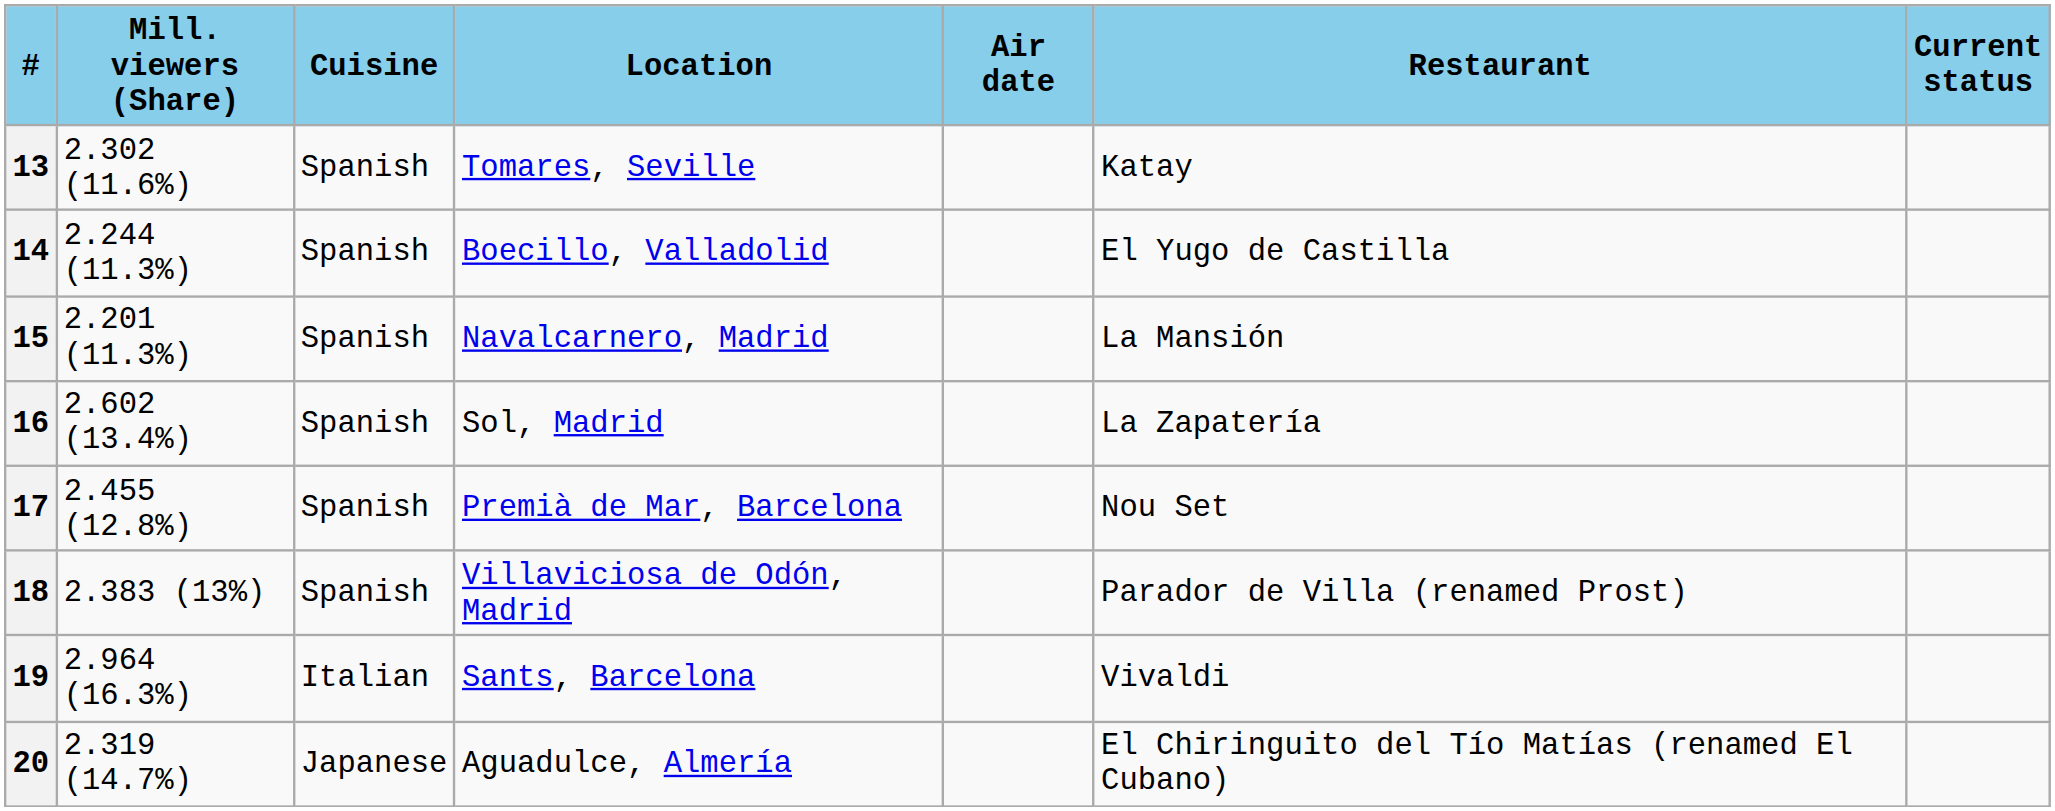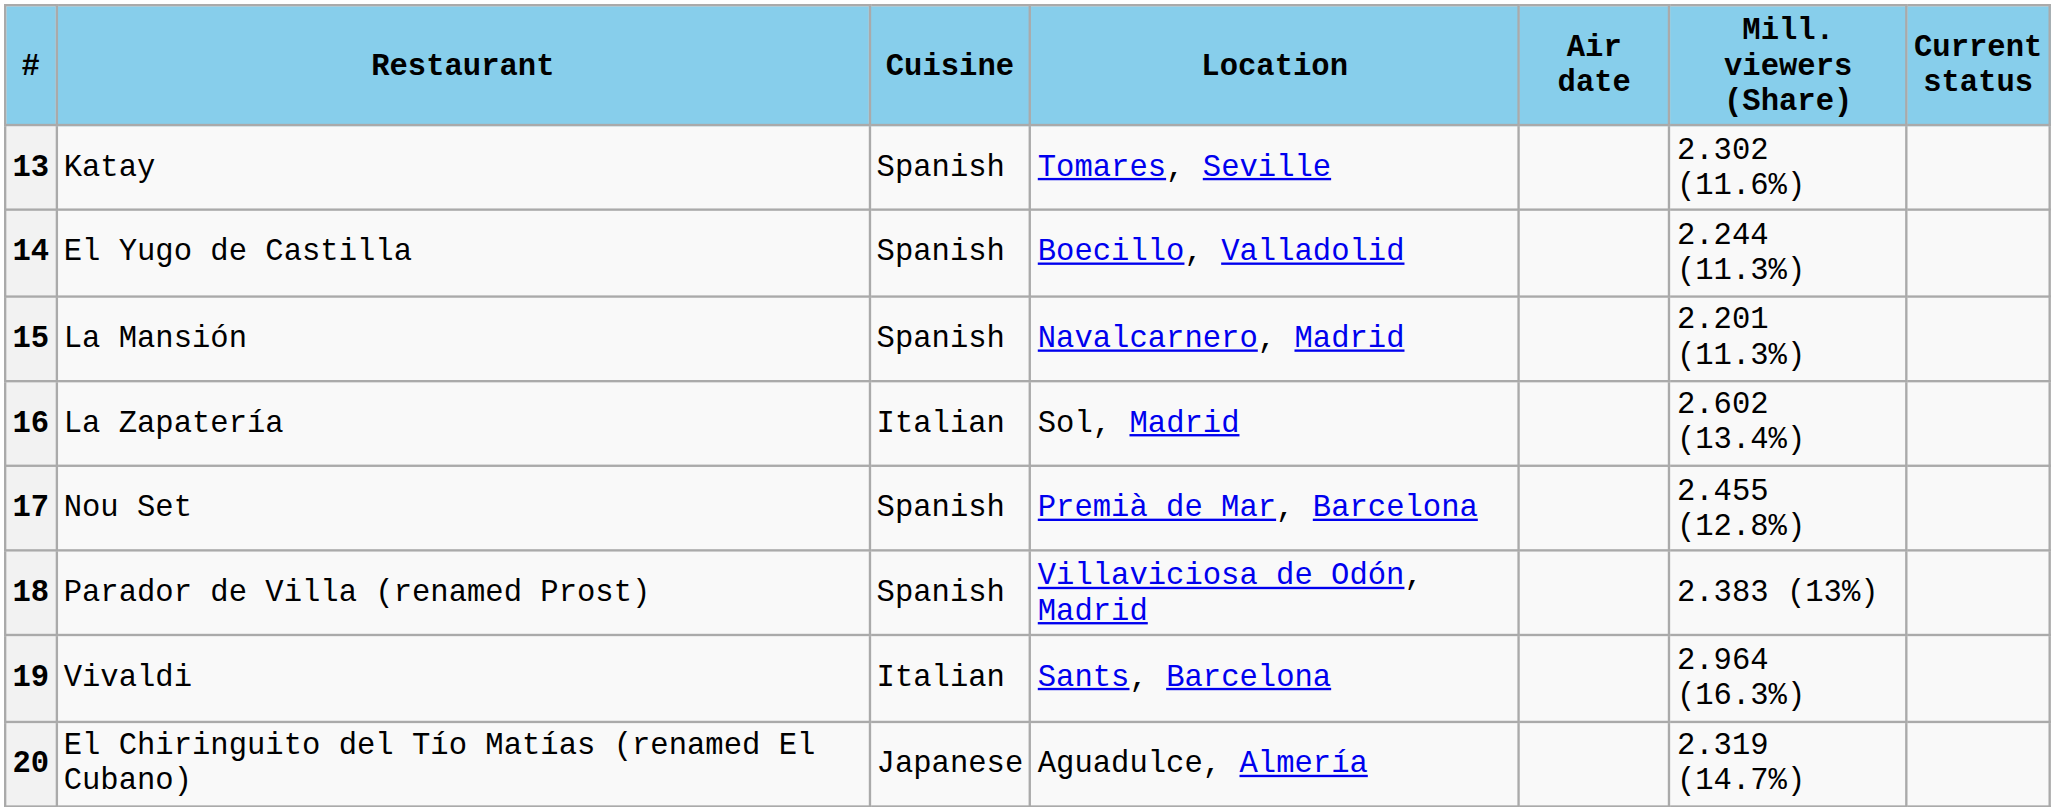columns swapped: (1500, 65) <-> (175, 65)
(365, 423) Spanish -> (941, 423) Italian
